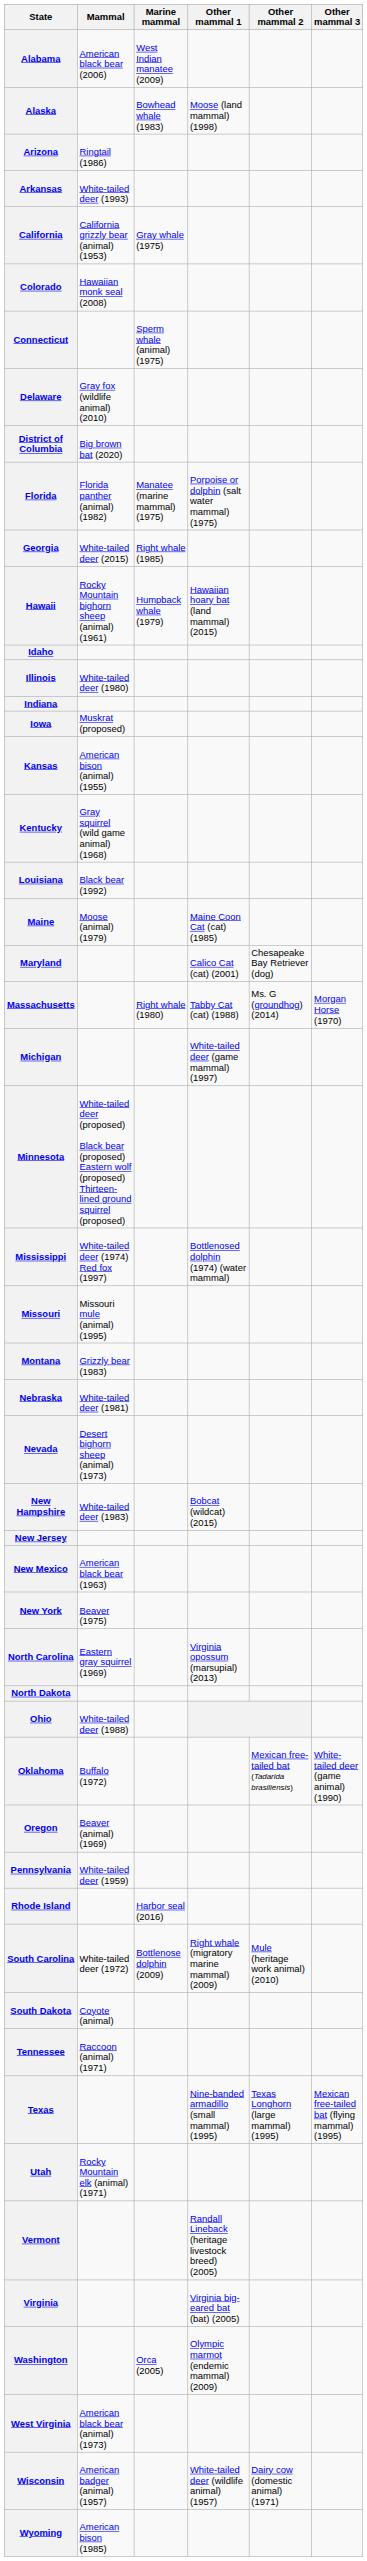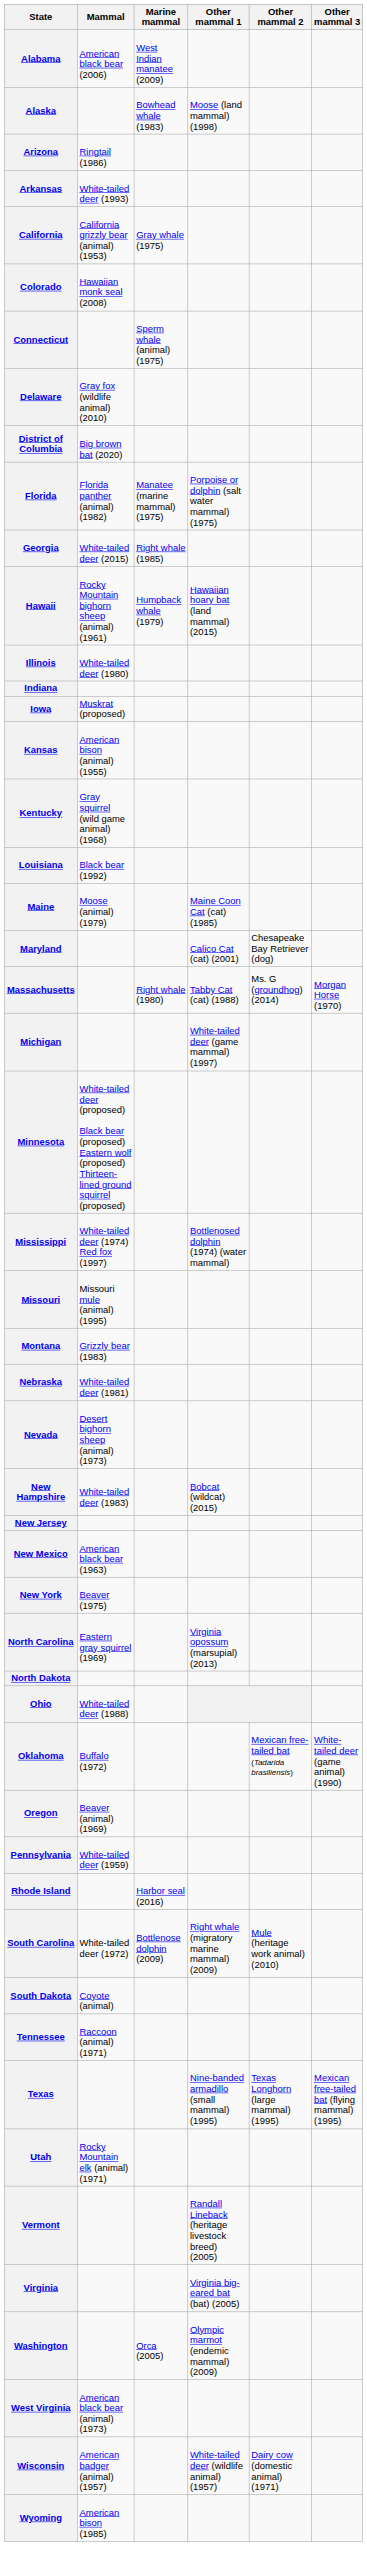- row: (41, 652)
